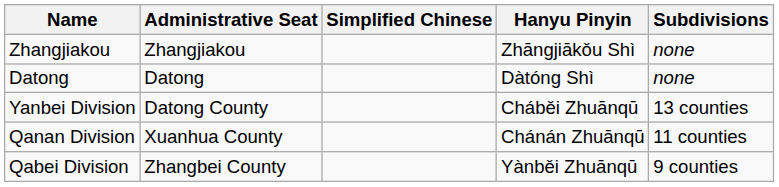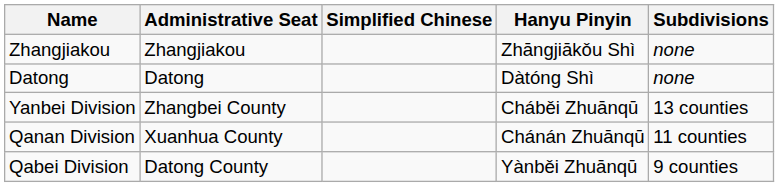(206, 108) Datong County -> (215, 108) Zhangbei County
(215, 166) Zhangbei County -> (206, 166) Datong County
